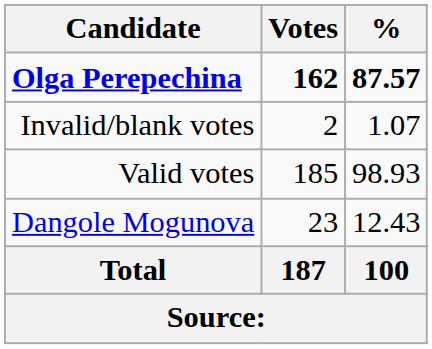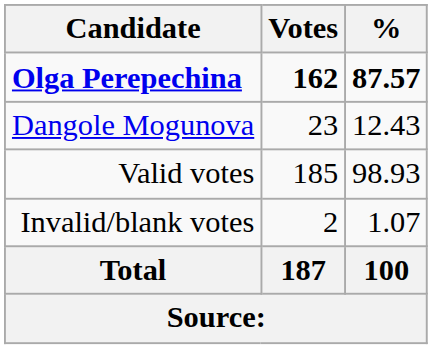rows swapped: (133, 221) <-> (137, 125)
